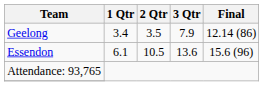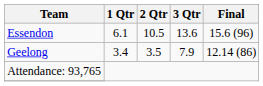rows swapped: (27, 33) <-> (30, 52)
